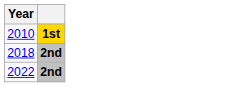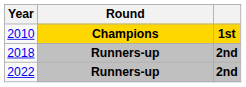+ column: (125, 14)
